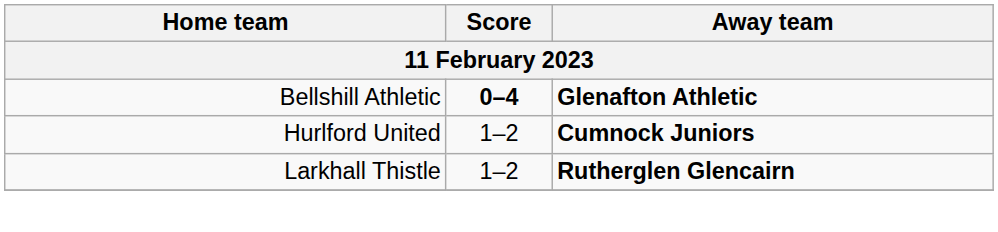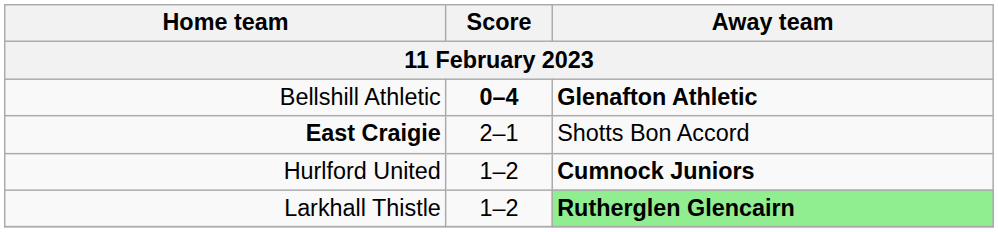+ row: (373, 134)
(676, 171) no background -> (676, 208) lightgreen background
